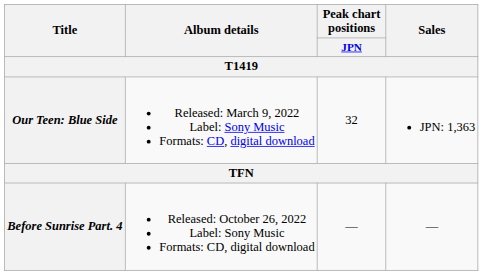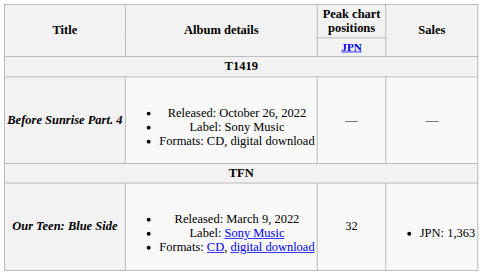rows swapped: (65, 120) <-> (65, 226)
